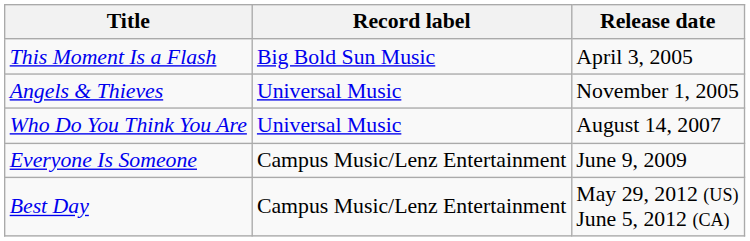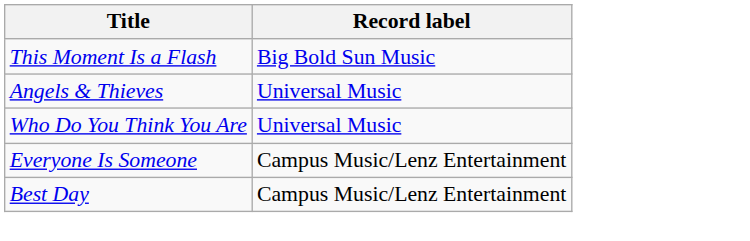- column: (658, 21)
